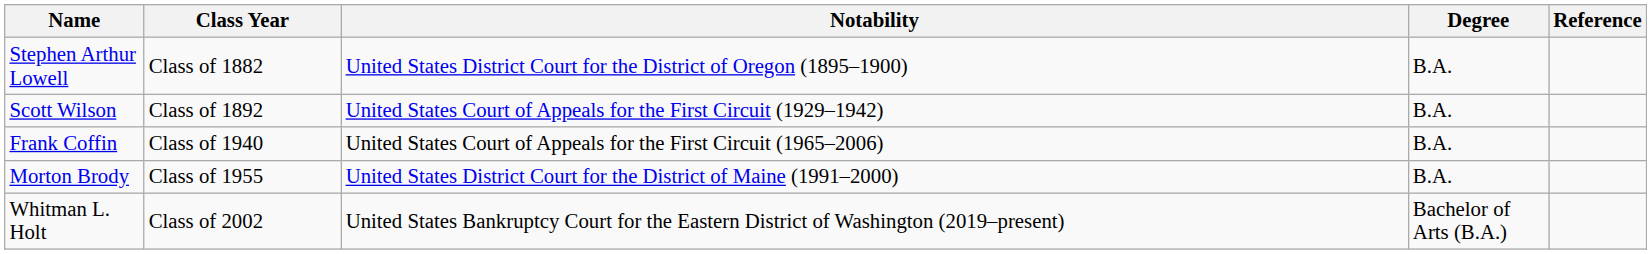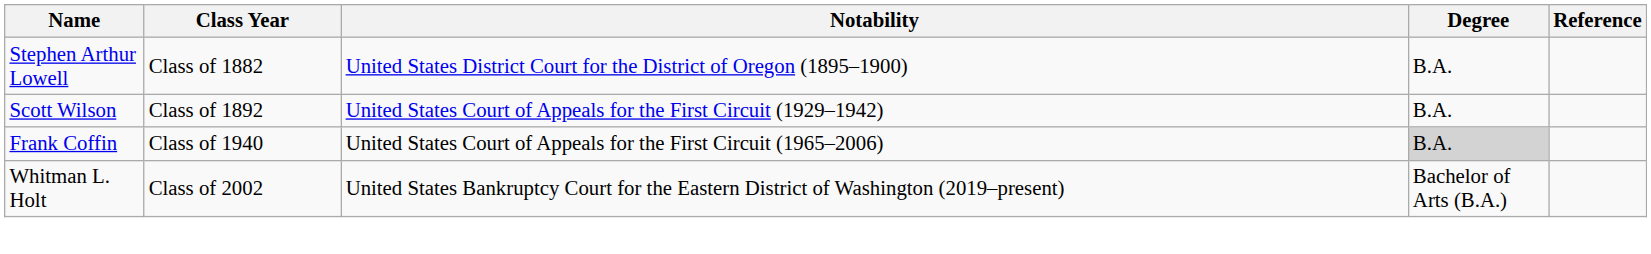(1433, 143) no background -> (1433, 143) lightgrey background
- row: (69, 176)
